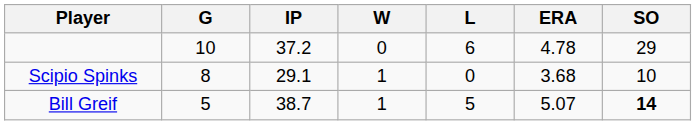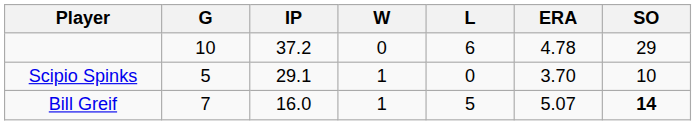(205, 76) 8 -> (205, 76) 5
(558, 76) 3.68 -> (558, 76) 3.70
(205, 104) 5 -> (205, 104) 7
(294, 104) 38.7 -> (294, 104) 16.0
